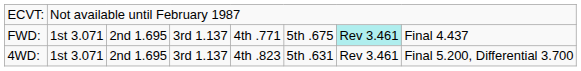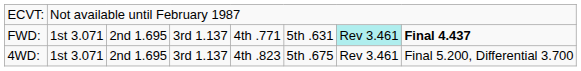(310, 35) 5th .675 -> (310, 35) 5th .631
(437, 35) normal -> (438, 35) bold
(310, 55) 5th .631 -> (310, 55) 5th .675
